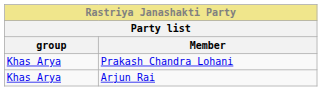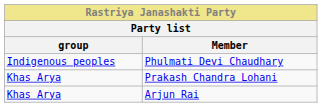+ row: (214, 61)
